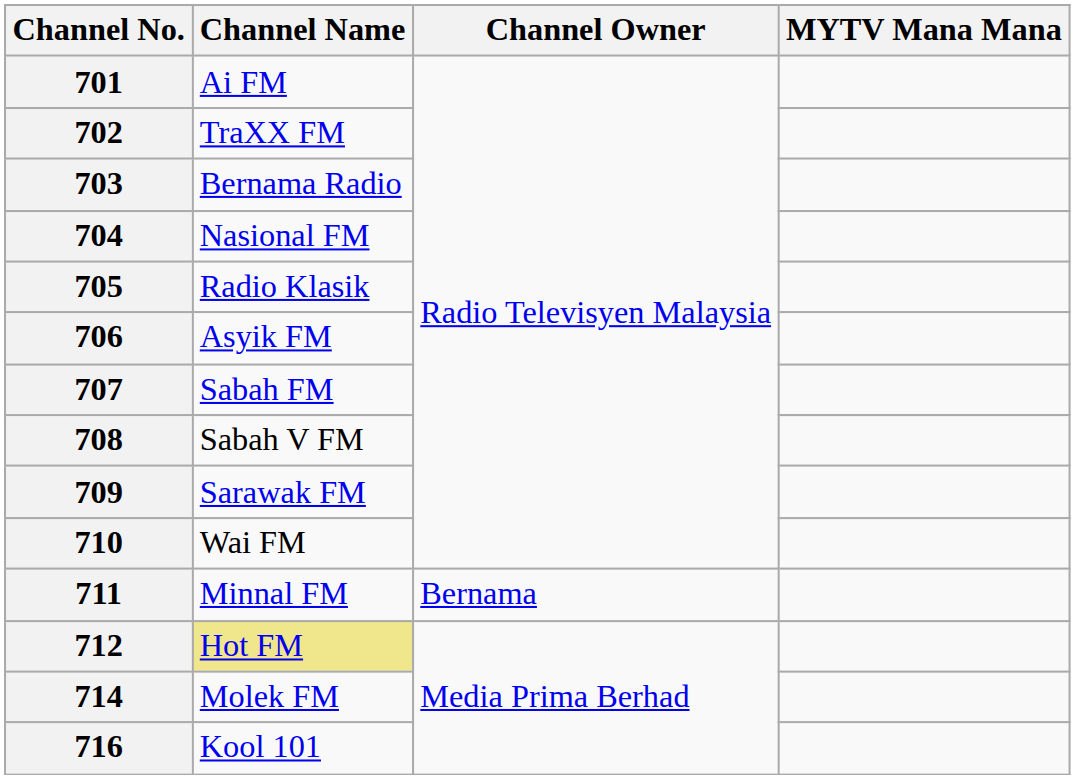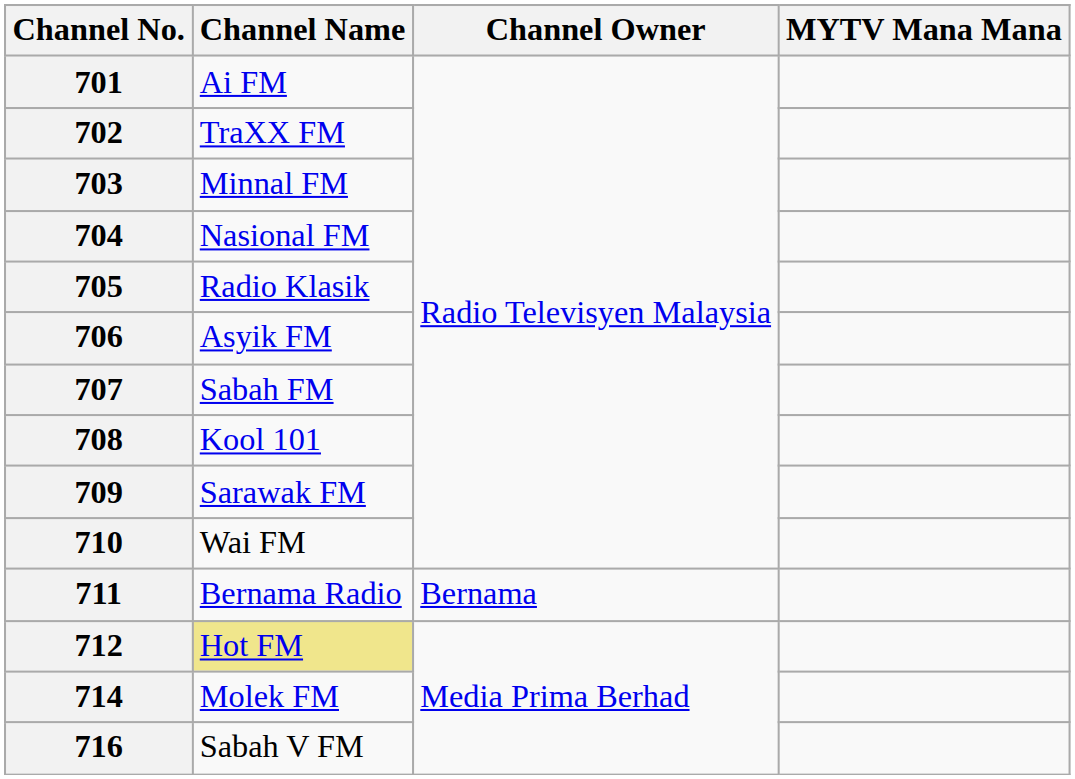(301, 183) Bernama Radio -> (274, 183) Minnal FM
(282, 440) Sabah V FM -> (260, 440) Kool 101
(274, 593) Minnal FM -> (301, 593) Bernama Radio
(260, 747) Kool 101 -> (282, 747) Sabah V FM
